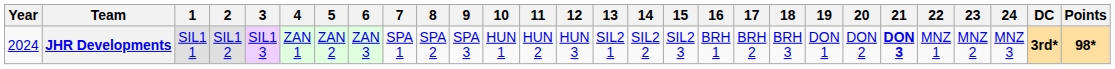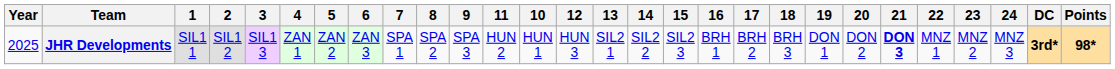columns swapped: (501, 15) <-> (538, 15)
(23, 45) 2024 -> (23, 45) 2025
